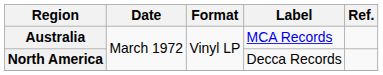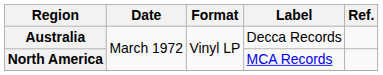(290, 37) MCA Records -> (294, 37) Decca Records
(294, 59) Decca Records -> (290, 59) MCA Records
